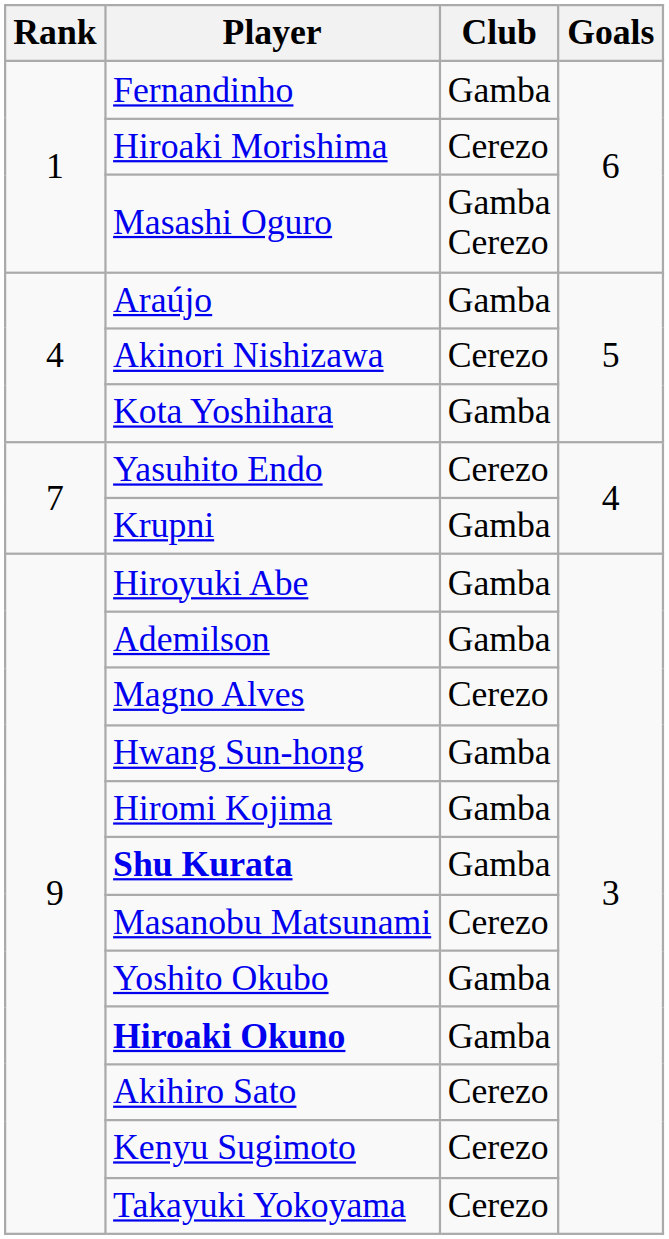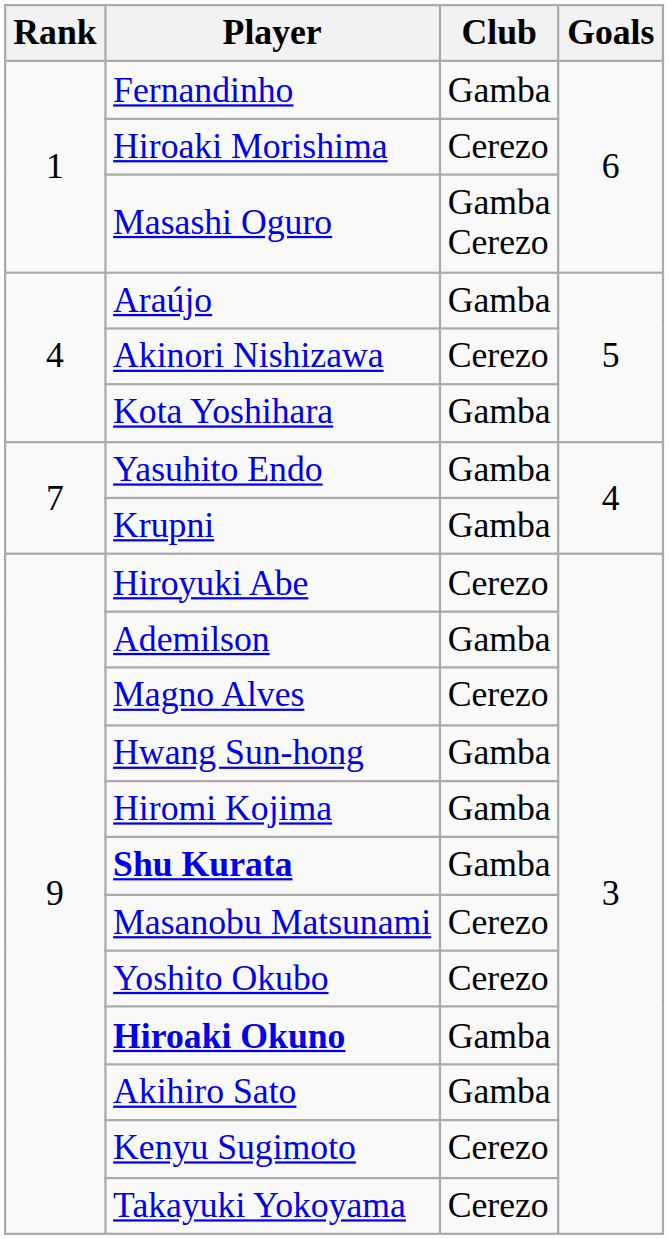(498, 469) Cerezo -> (499, 469) Gamba
(499, 582) Gamba -> (498, 582) Cerezo
(499, 978) Gamba -> (498, 978) Cerezo
(498, 1091) Cerezo -> (499, 1091) Gamba
